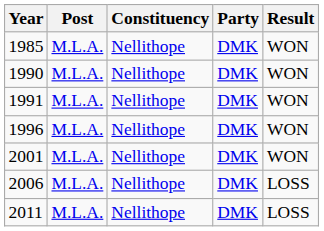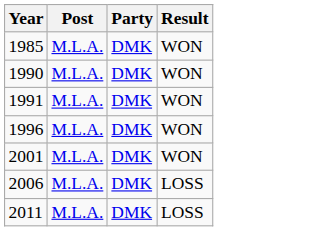- column: (160, 18)
